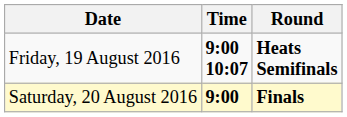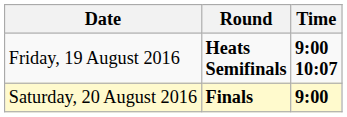columns swapped: (227, 18) <-> (297, 18)
